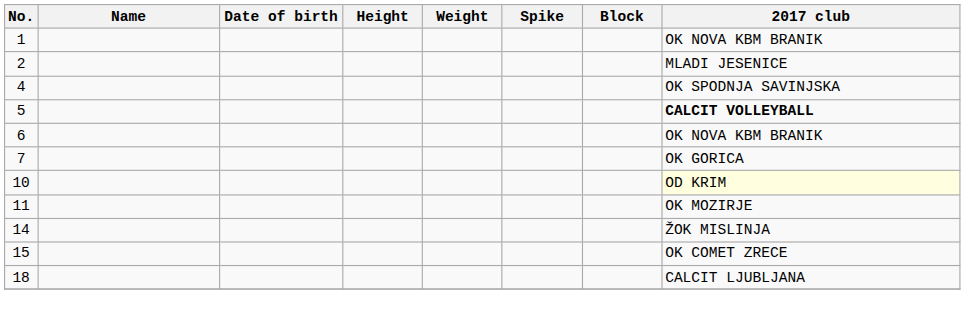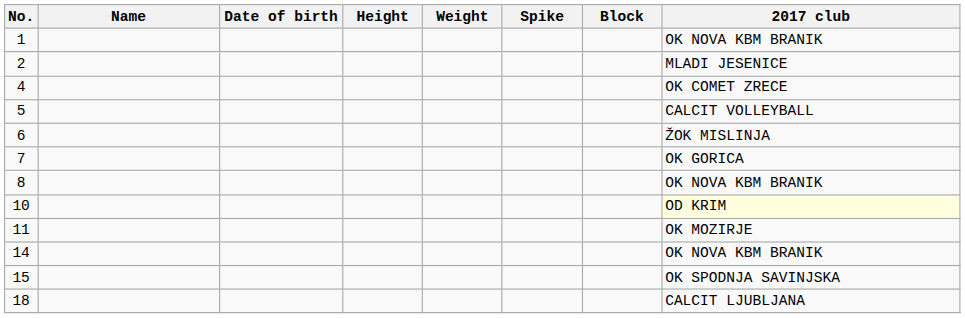(753, 88) OK SPODNJA SAVINJSKA -> (726, 88) OK COMET ZRECE
(739, 111) bold -> (739, 111) normal
(744, 135) OK NOVA KBM BRANIK -> (718, 135) ŽOK MISLINJA
+ row: (21, 183)
(718, 230) ŽOK MISLINJA -> (744, 254) OK NOVA KBM BRANIK
(726, 254) OK COMET ZRECE -> (753, 277) OK SPODNJA SAVINJSKA
